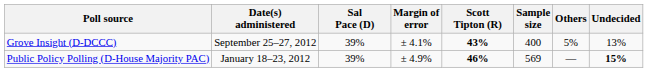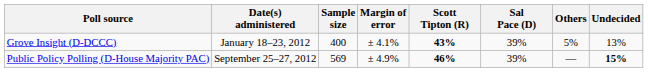columns swapped: (533, 19) <-> (355, 19)
(265, 42) September 25–27, 2012 -> (265, 42) January 18–23, 2012
(265, 59) January 18–23, 2012 -> (265, 59) September 25–27, 2012
